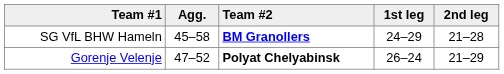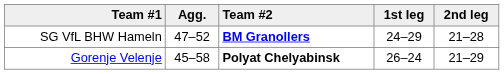(192, 36) 45–58 -> (192, 36) 47–52
(192, 58) 47–52 -> (192, 58) 45–58
